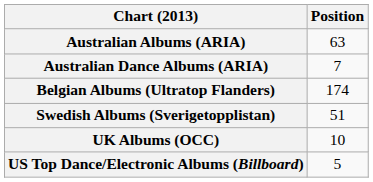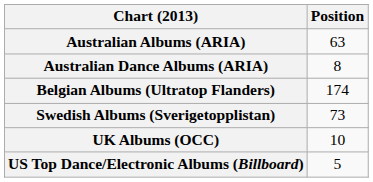(337, 66) 7 -> (337, 66) 8
(337, 115) 51 -> (337, 115) 73
